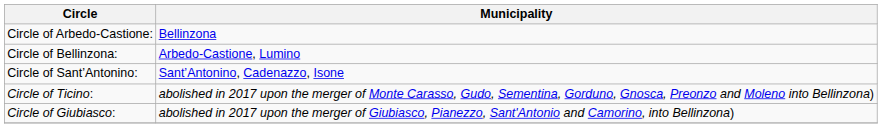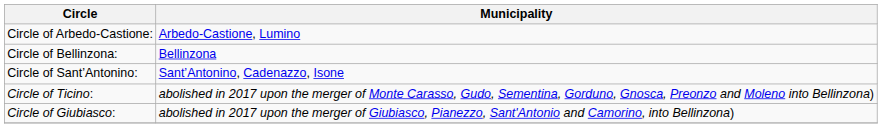(187, 34) Bellinzona -> (229, 34) Arbedo-Castione, Lumino
(229, 53) Arbedo-Castione, Lumino -> (187, 53) Bellinzona
